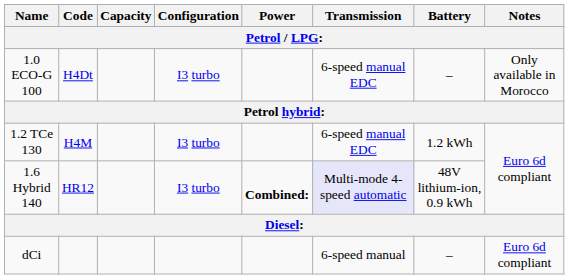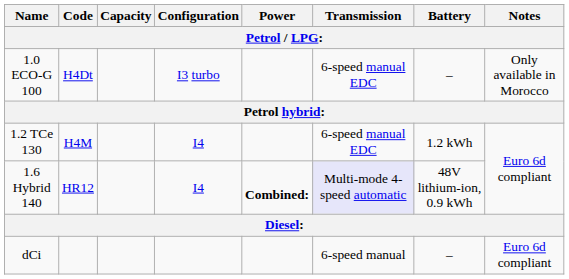(198, 141) I3 turbo -> (198, 141) I4
(198, 187) I3 turbo -> (198, 187) I4
